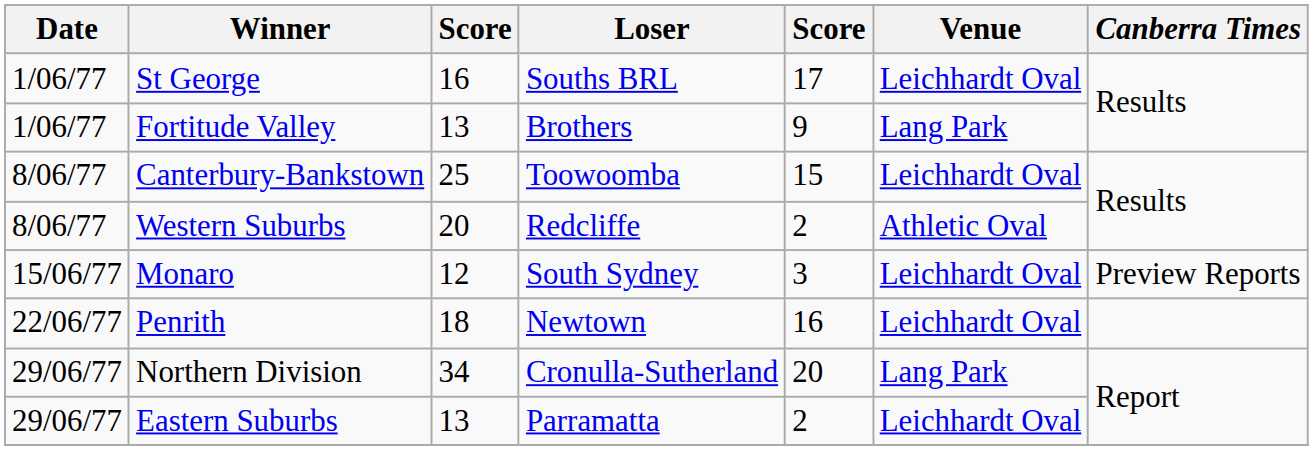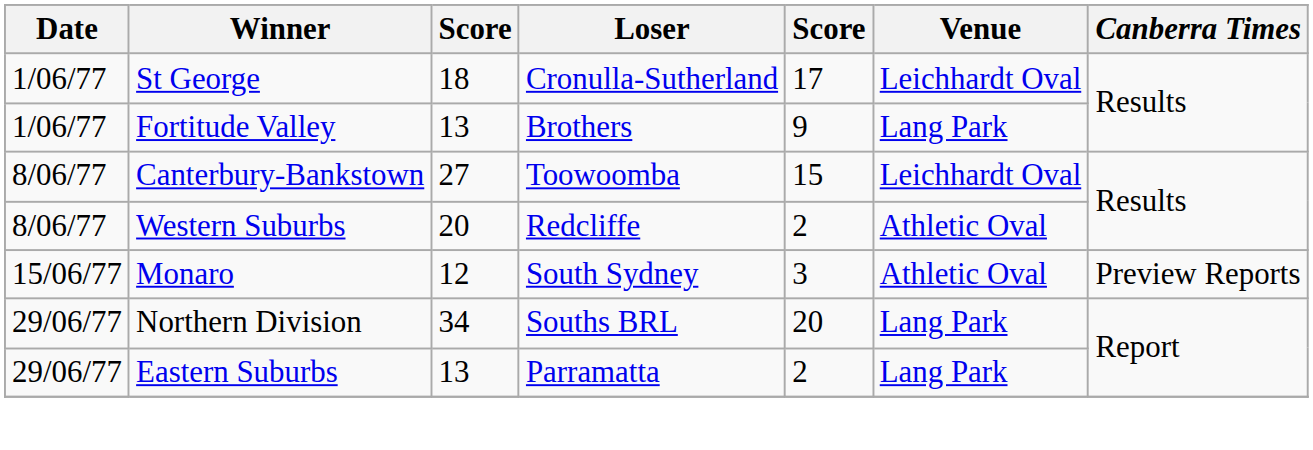(454, 77) 16 -> (454, 77) 18
(602, 77) Souths BRL -> (652, 77) Cronulla-Sutherland
(454, 175) 25 -> (454, 175) 27
(980, 273) Leichhardt Oval -> (963, 273) Athletic Oval
- row: (181, 322)
(652, 371) Cronulla-Sutherland -> (602, 322) Souths BRL
(980, 420) Leichhardt Oval -> (944, 371) Lang Park
